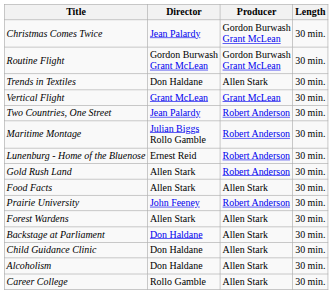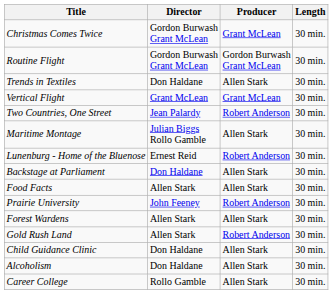(175, 33) Jean Palardy -> (184, 33) Gordon Burwash Grant McLean
(257, 33) Gordon Burwash Grant McLean -> (252, 33) Grant McLean
(256, 134) Robert Anderson -> (245, 134) Allen Stark
rows swapped: (39, 171) <-> (56, 234)
